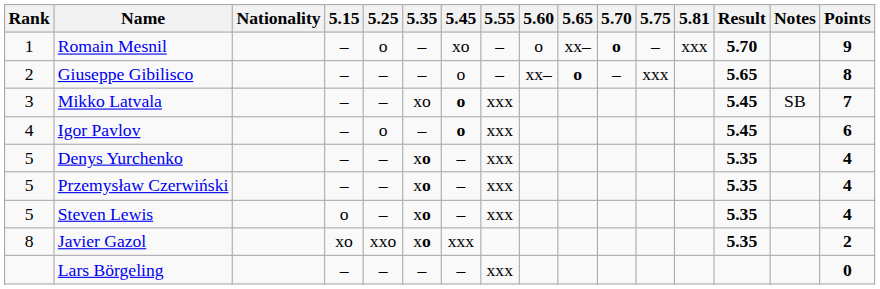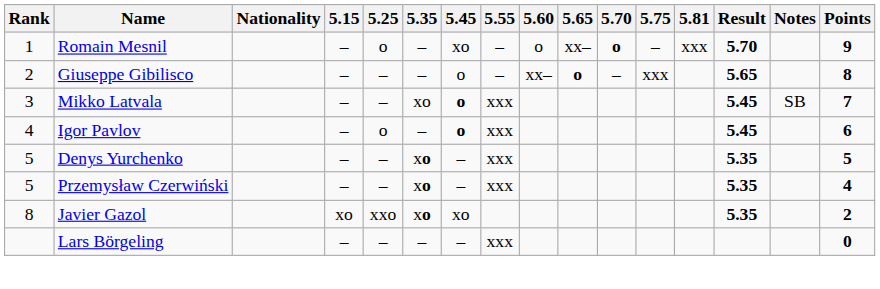(847, 158) 4 -> (847, 158) 5
- row: (105, 213)
(461, 241) xxx -> (461, 213) xo
